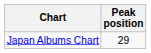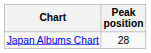(124, 40) 29 -> (124, 40) 28
